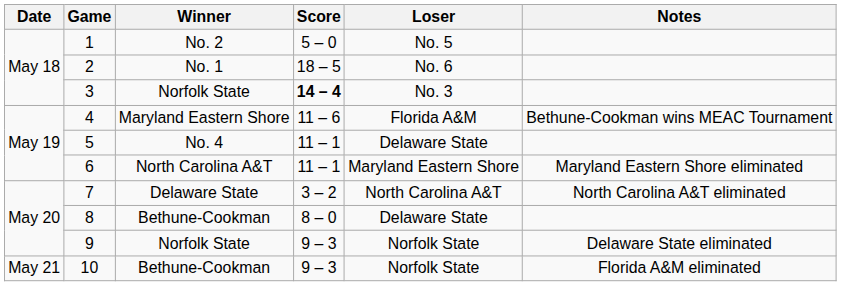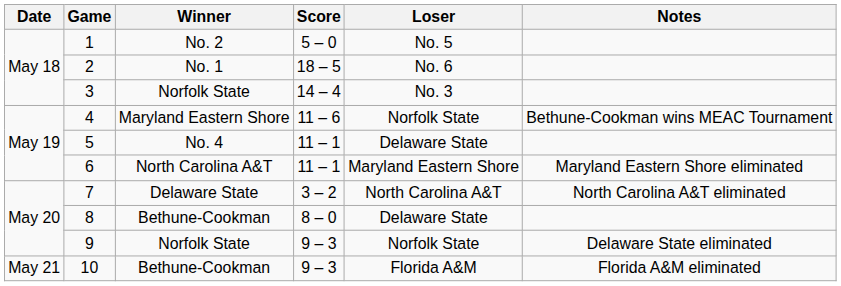(319, 92) bold -> (319, 92) normal
(434, 117) Florida A&M -> (434, 117) Norfolk State
(434, 268) Norfolk State -> (434, 268) Florida A&M
